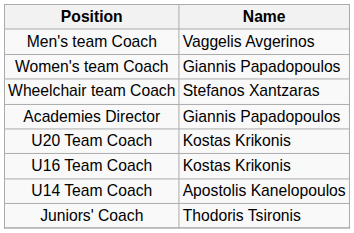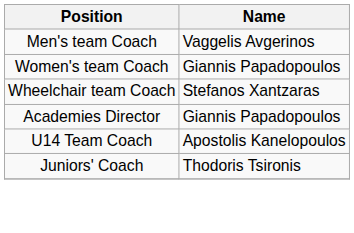- row: (92, 141)
- row: (92, 166)
